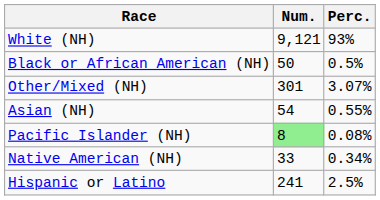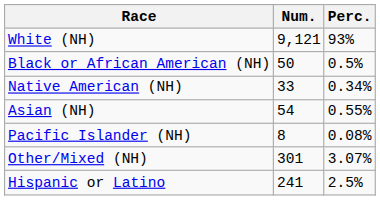rows swapped: (95, 159) <-> (78, 88)
(281, 135) lightgreen background -> (281, 135) no background
